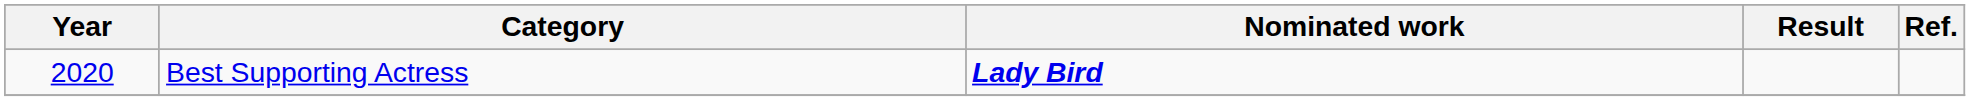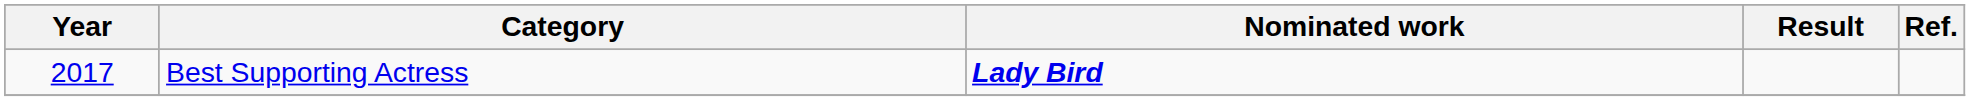(82, 71) 2020 -> (82, 71) 2017
